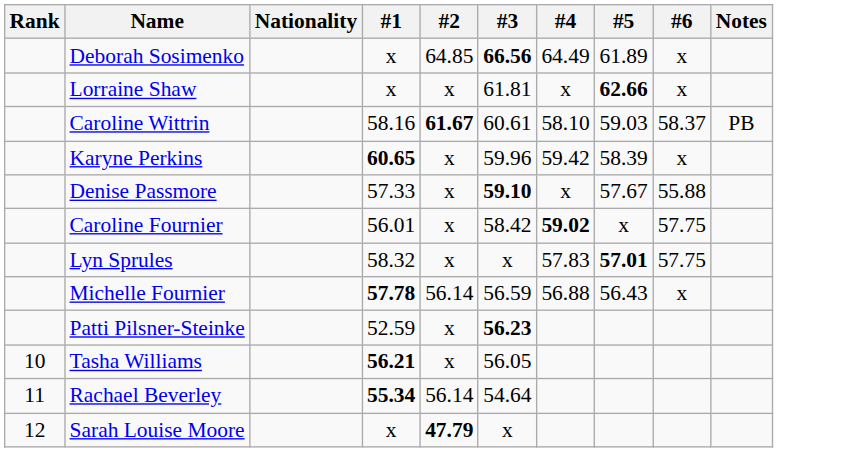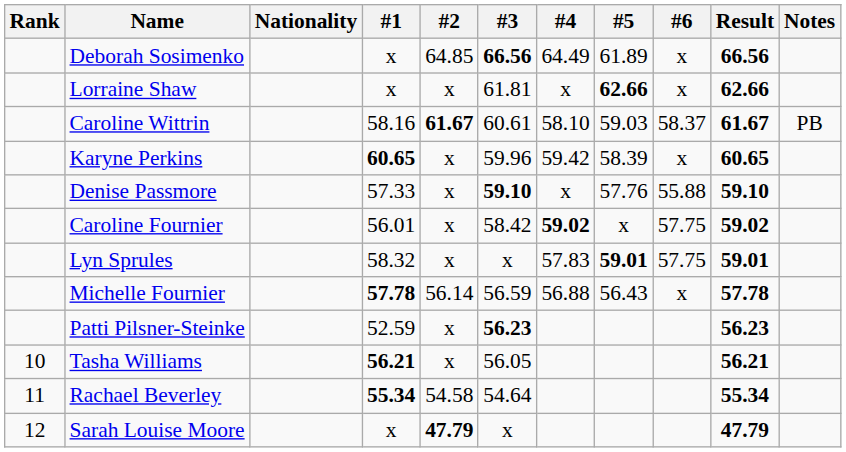+ column: (745, 21)
(624, 191) 57.67 -> (624, 191) 57.76
(624, 259) 57.01 -> (624, 259) 59.01
(449, 395) 56.14 -> (449, 395) 54.58
